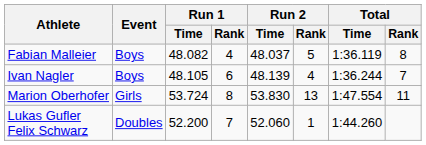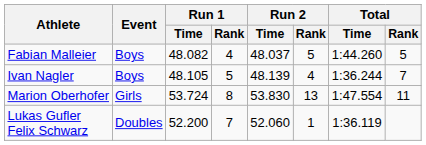(357, 55) 1:36.119 -> (357, 55) 1:44.260
(403, 55) 8 -> (403, 55) 5
(229, 75) 6 -> (229, 75) 5
(357, 123) 1:44.260 -> (357, 123) 1:36.119
